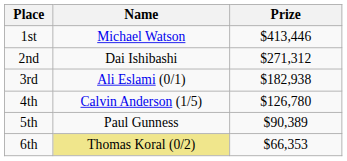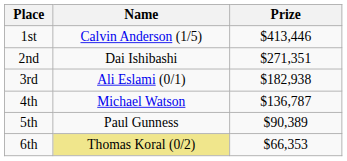(141, 36) Michael Watson -> (141, 36) Calvin Anderson (1/5)
(286, 58) $271,312 -> (286, 58) $271,351
(141, 101) Calvin Anderson (1/5) -> (141, 101) Michael Watson
(286, 101) $126,780 -> (286, 101) $136,787
